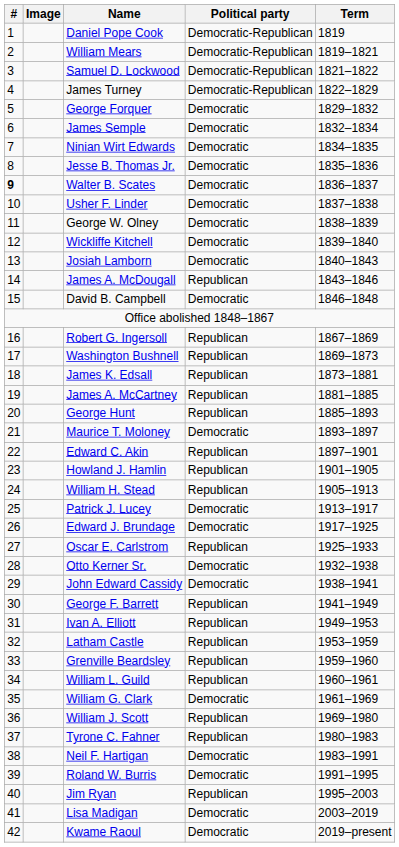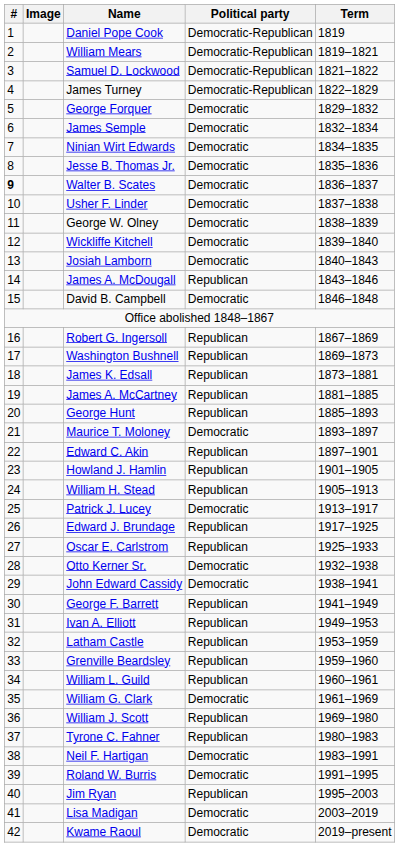(218, 527) Democratic -> (218, 527) Republican
